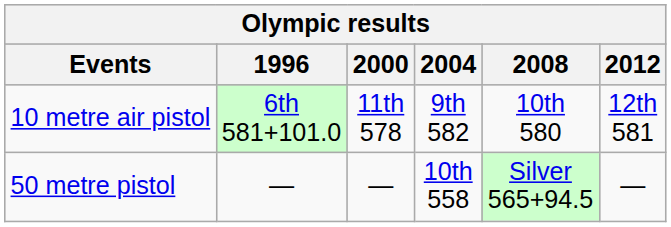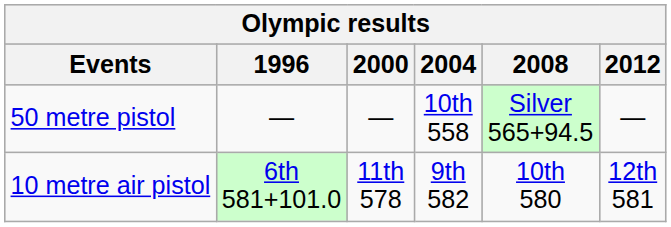rows swapped: (93, 186) <-> (110, 118)
